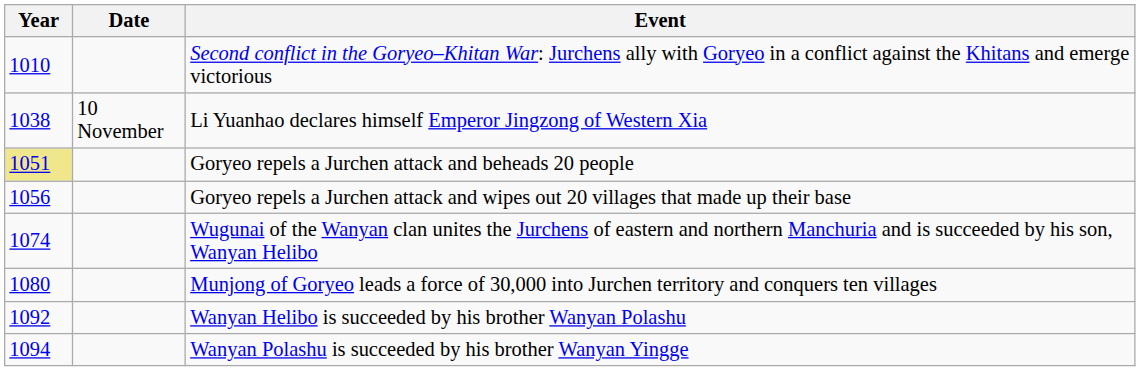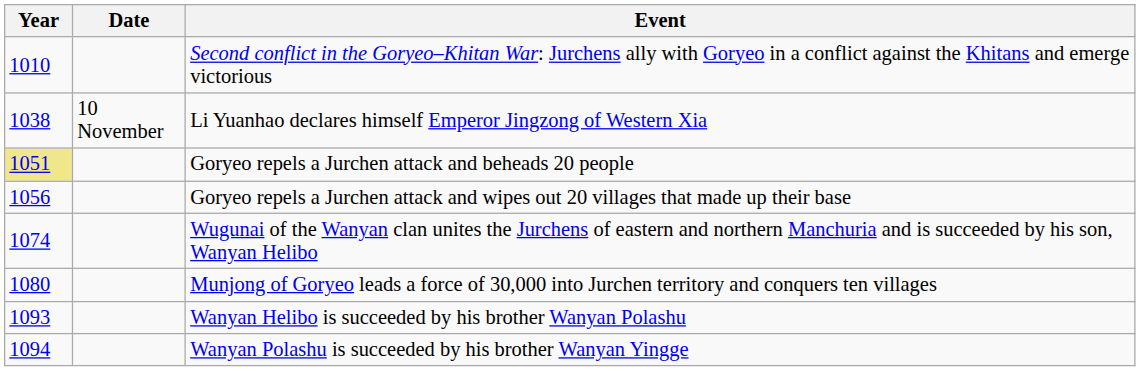(30, 317) 1092 -> (30, 317) 1093
